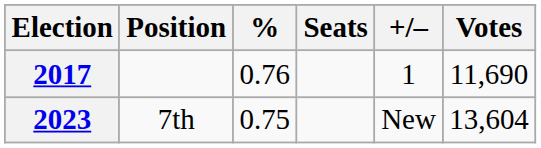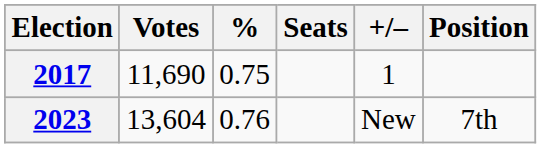columns swapped: (489, 27) <-> (176, 27)
(265, 73) 0.76 -> (245, 73) 0.75
(265, 119) 0.75 -> (245, 119) 0.76
